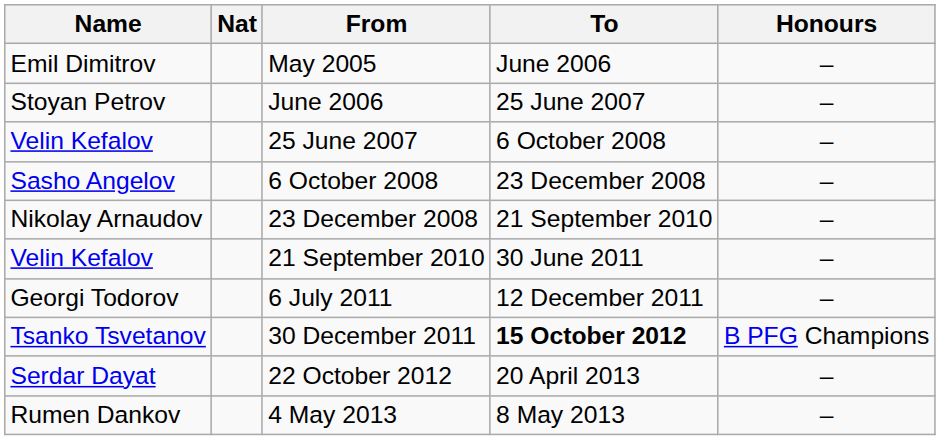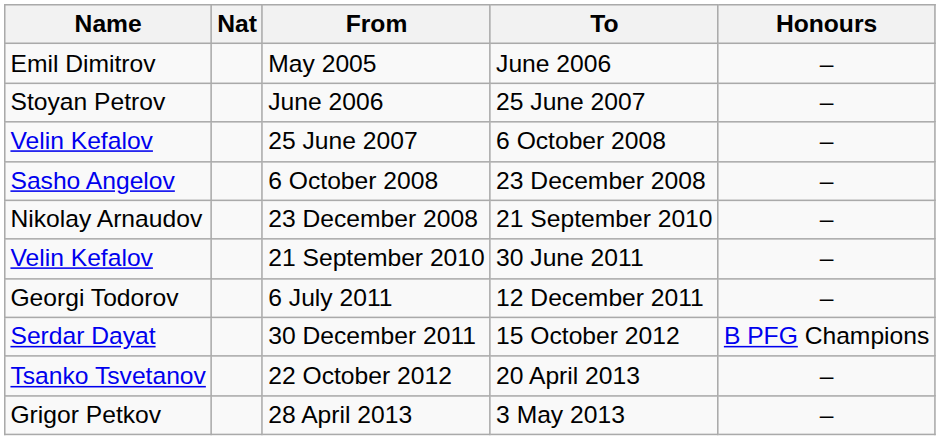(108, 336) Tsanko Tsvetanov -> (83, 336) Serdar Dayat
(591, 336) bold -> (588, 336) normal
(83, 375) Serdar Dayat -> (108, 375) Tsanko Tsvetanov
+ row: (340, 414)
- row: (333, 414)
